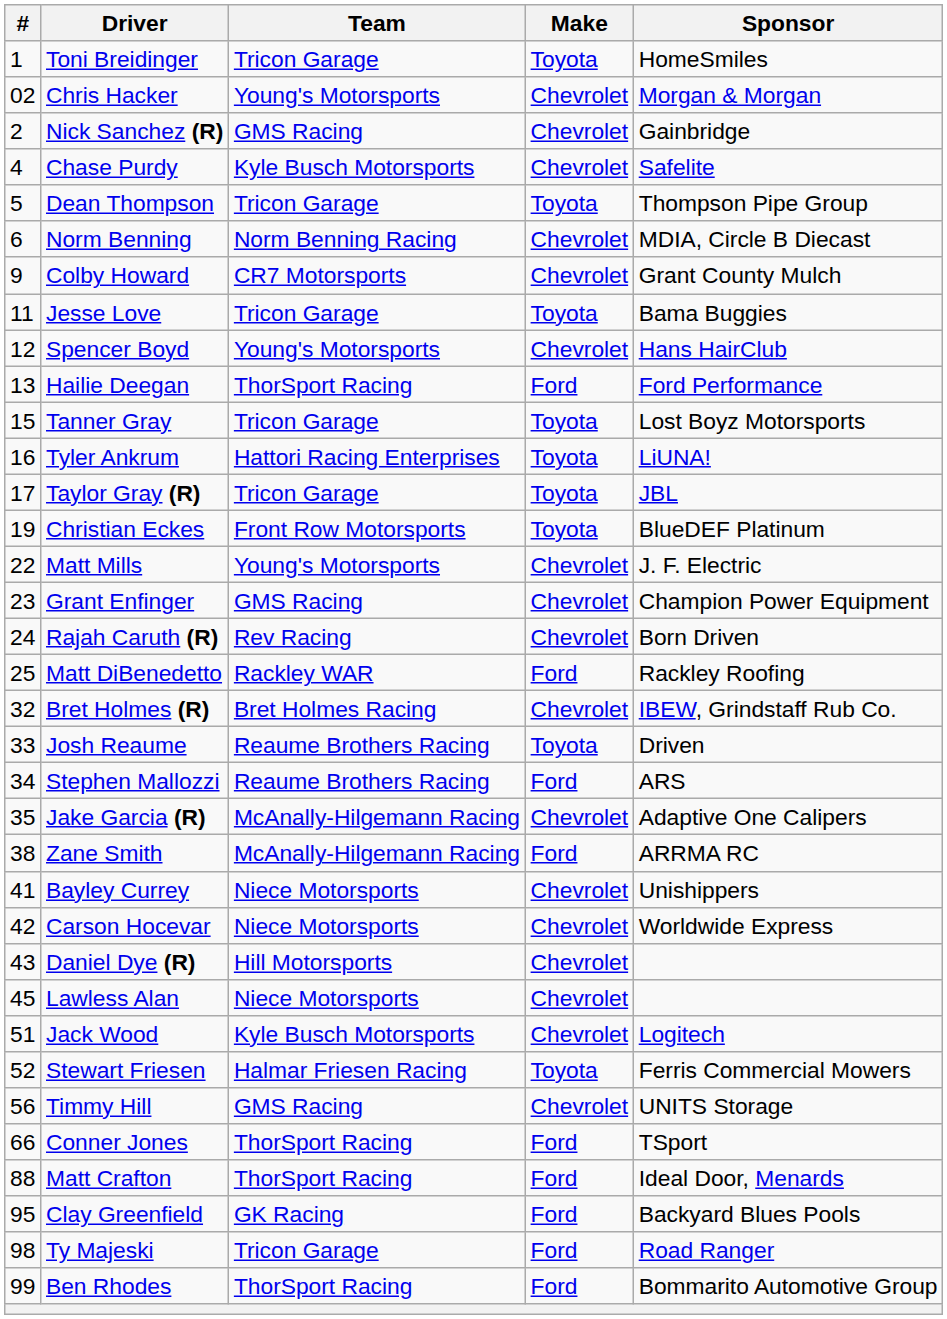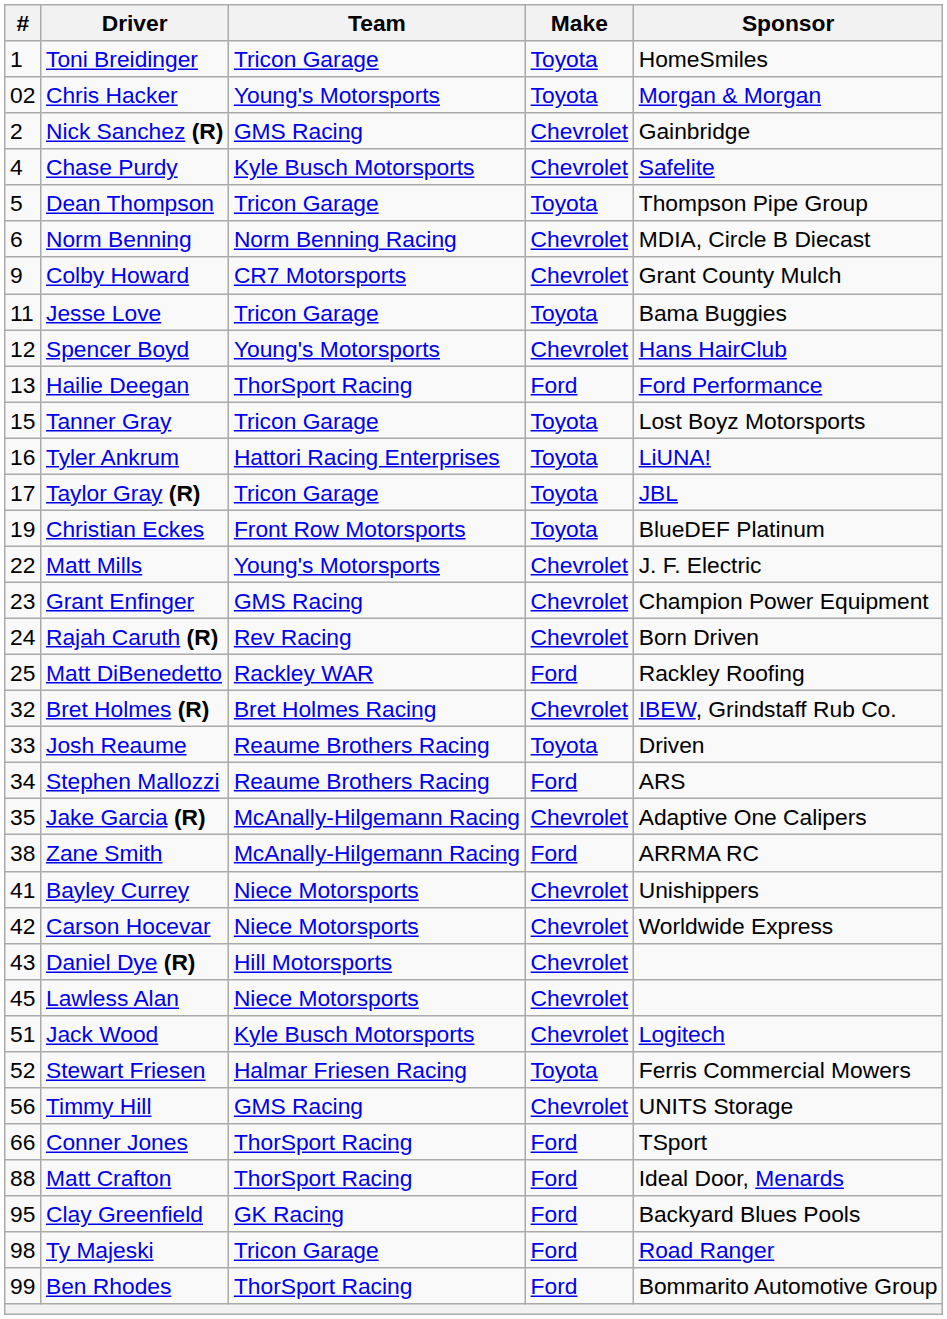(579, 95) Chevrolet -> (564, 95) Toyota
